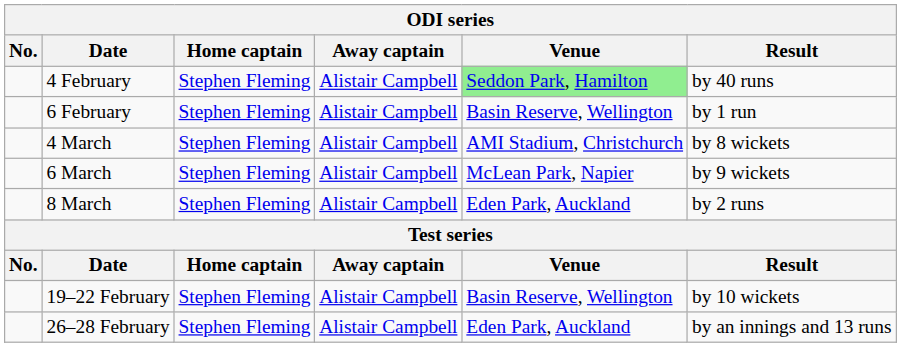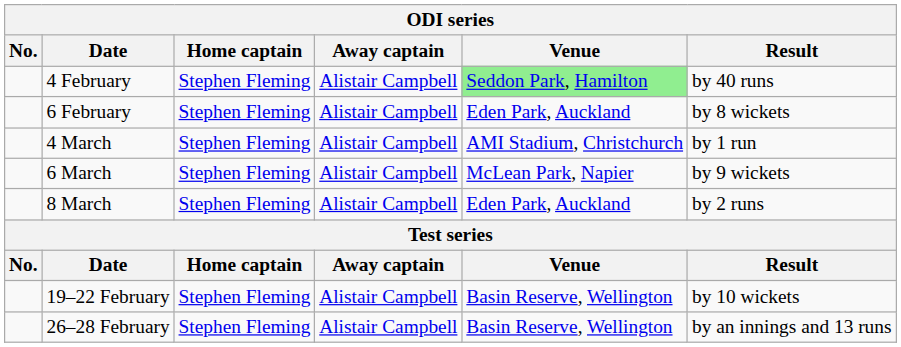(569, 111) Basin Reserve, Wellington -> (548, 111) Eden Park, Auckland
(724, 111) by 1 run -> (741, 111) by 8 wickets
(741, 142) by 8 wickets -> (724, 142) by 1 run
(548, 326) Eden Park, Auckland -> (569, 326) Basin Reserve, Wellington
